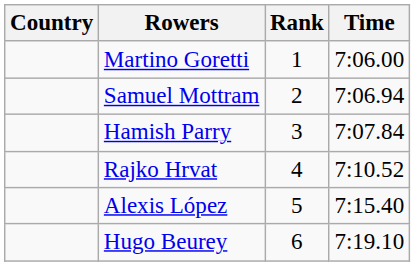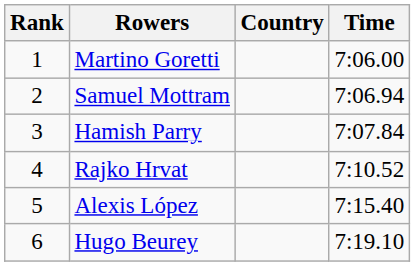columns swapped: (297, 22) <-> (52, 22)
